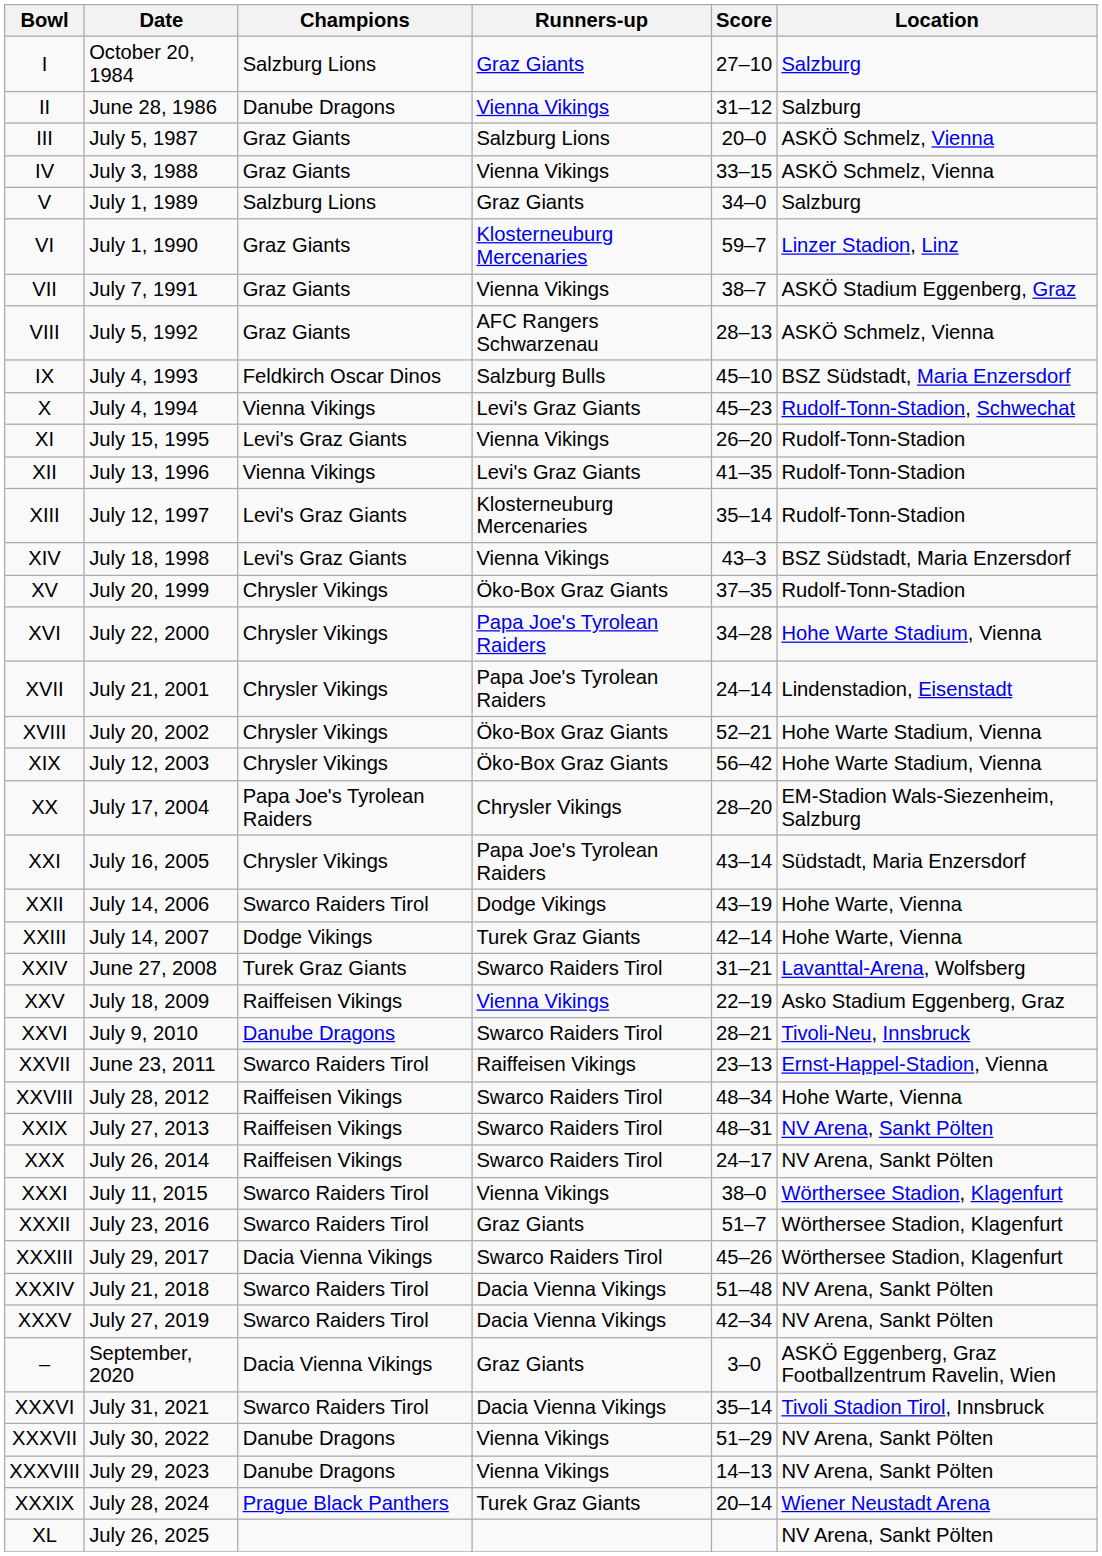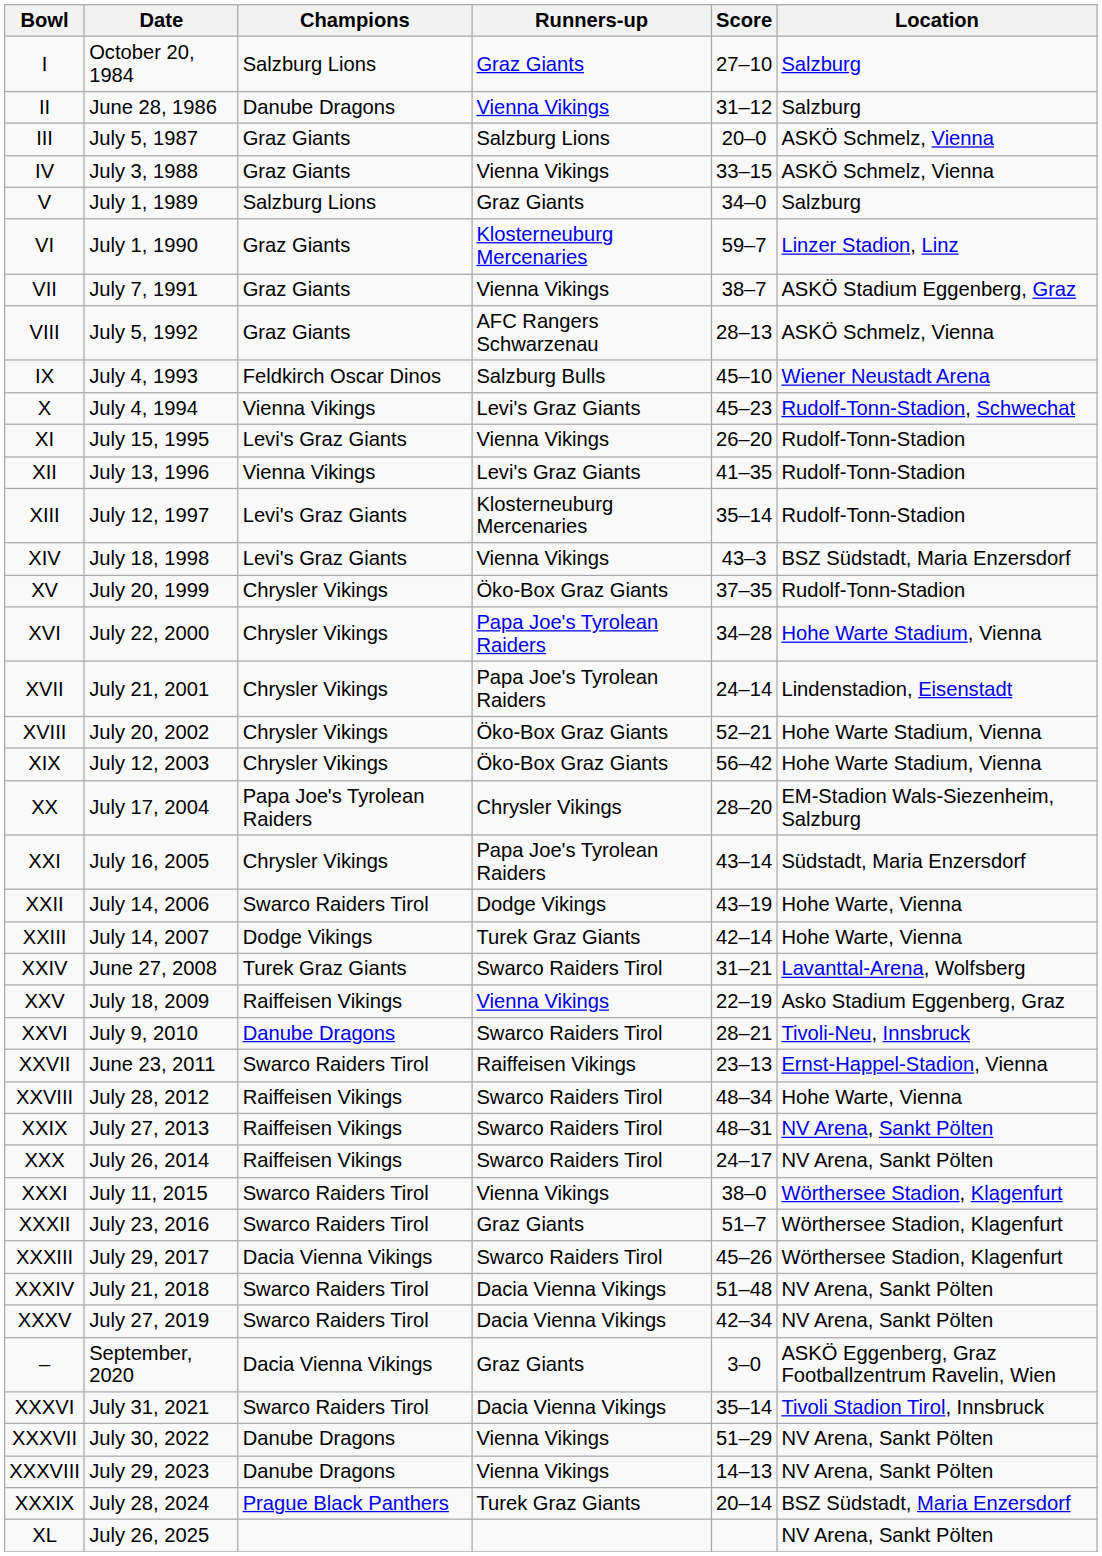(926, 376) BSZ Südstadt, Maria Enzersdorf -> (886, 376) Wiener Neustadt Arena
(886, 1503) Wiener Neustadt Arena -> (926, 1503) BSZ Südstadt, Maria Enzersdorf
